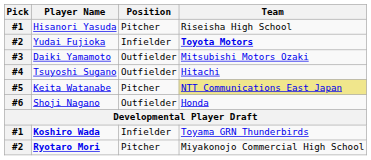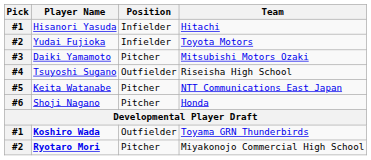(140, 27) Pitcher -> (146, 27) Infielder
(236, 27) Riseisha High School -> (200, 27) Hitachi
(217, 42) bold -> (217, 42) normal
(149, 57) Outfielder -> (140, 57) Pitcher
(200, 72) Hitachi -> (236, 72) Riseisha High School
(261, 87) khaki background -> (261, 87) no background
(149, 102) Outfielder -> (140, 102) Pitcher
(146, 132) Infielder -> (149, 132) Outfielder
